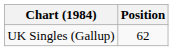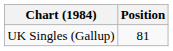(143, 35) 62 -> (143, 35) 81
